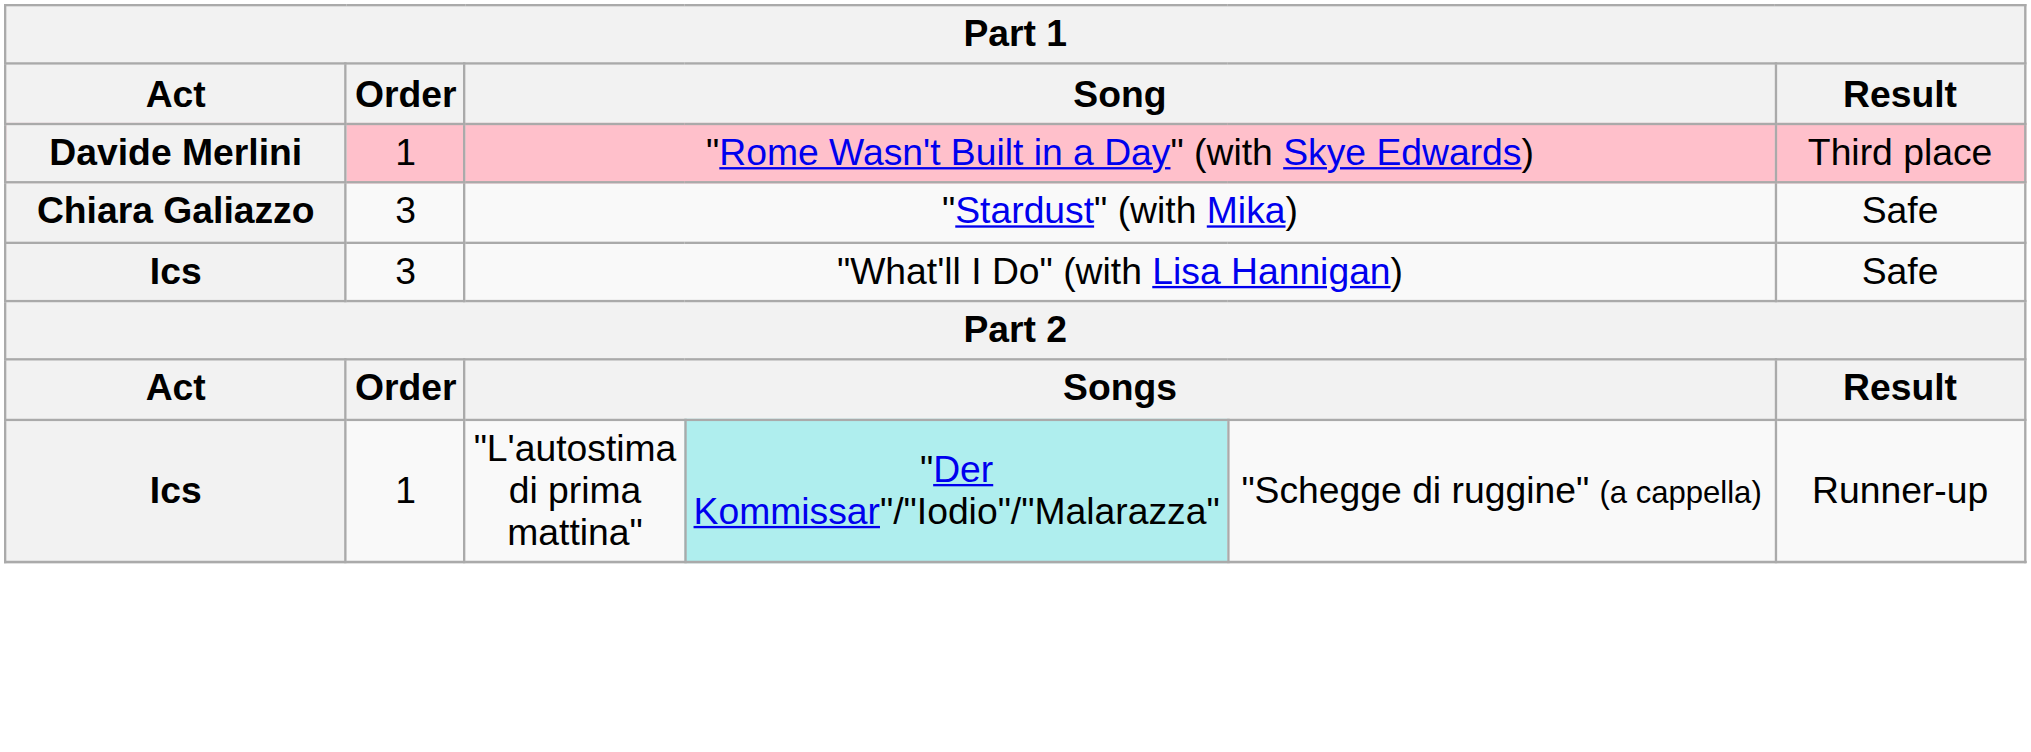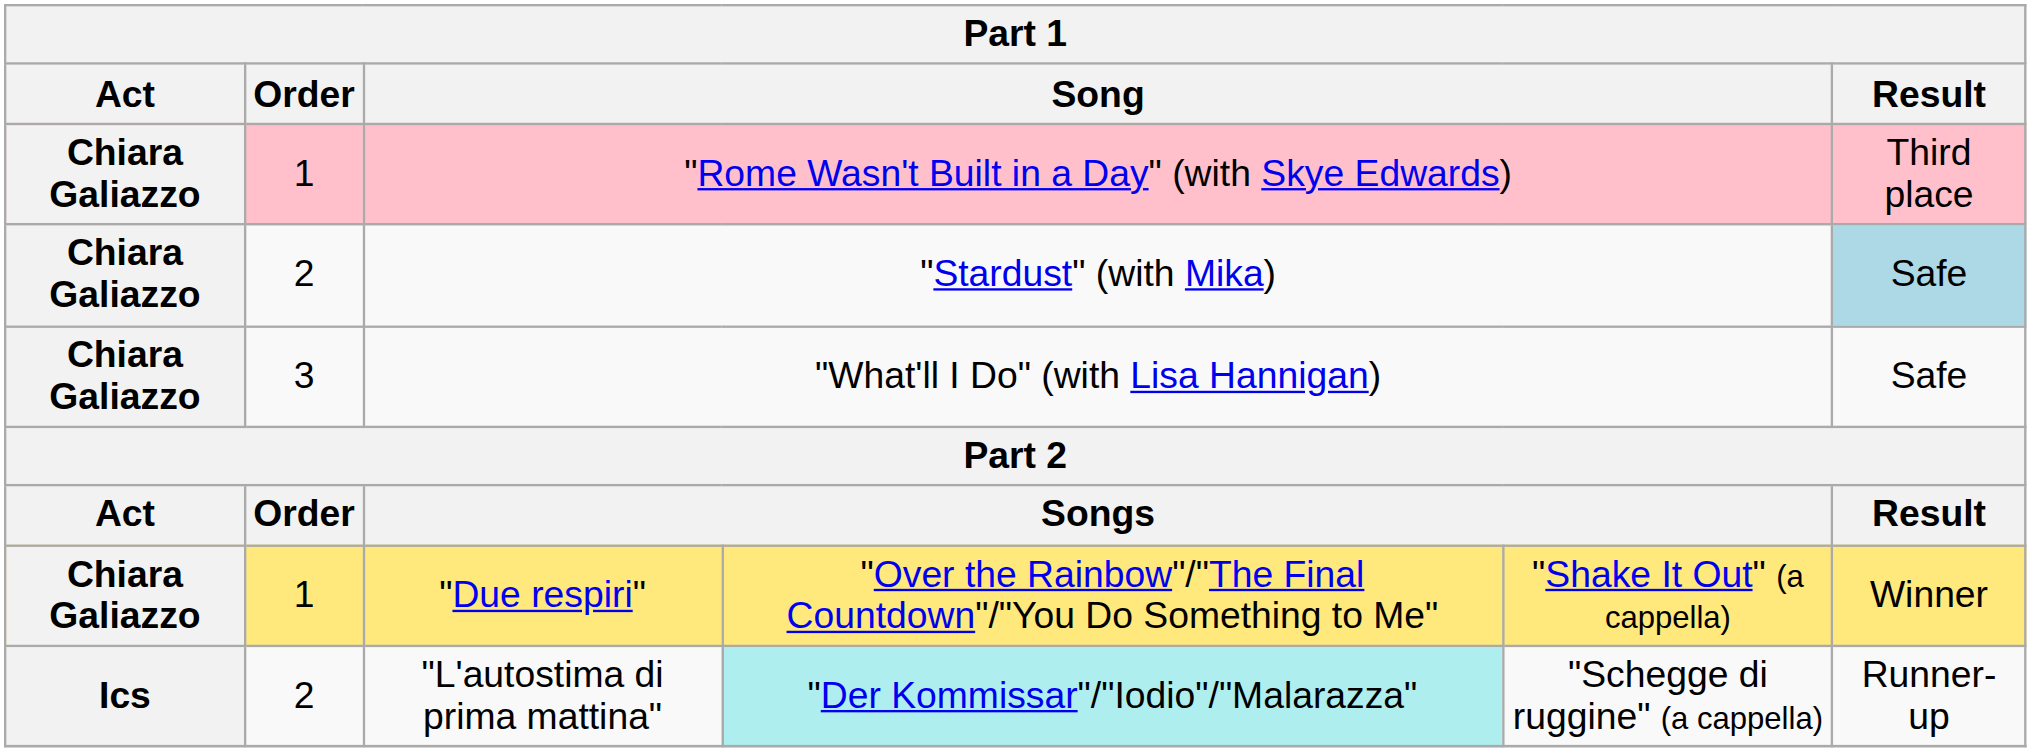(176, 152) Davide Merlini -> (125, 173) Chiara Galiazzo
(406, 211) 3 -> (304, 274) 2
(1900, 211) no background -> (1929, 274) lightblue background
(176, 270) Ics -> (125, 375) Chiara Galiazzo
+ row: (543, 594)
(406, 489) 1 -> (304, 695) 2
